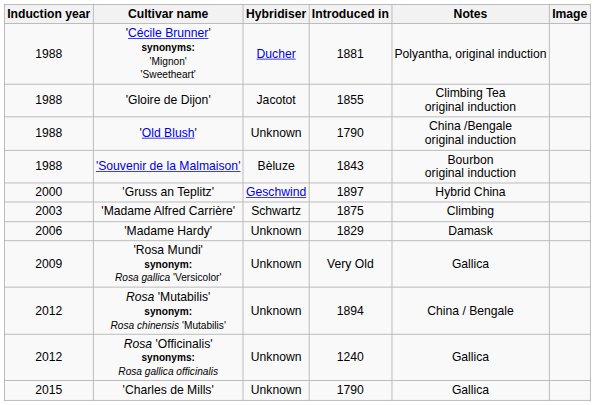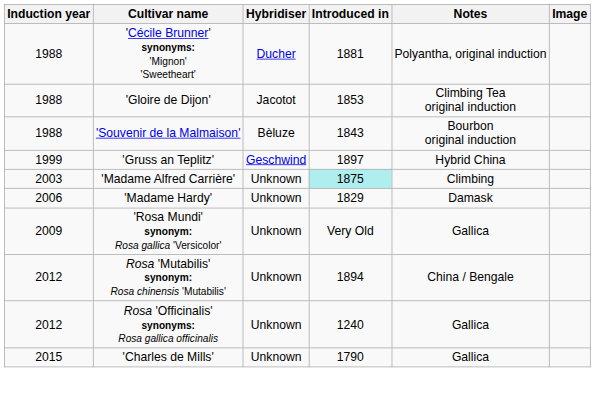(350, 100) 1855 -> (350, 100) 1853
- row: (168, 133)
(49, 192) 2000 -> (49, 159) 1999
(276, 211) Schwartz -> (276, 178) Unknown
(350, 211) no background -> (350, 178) paleturquoise background
